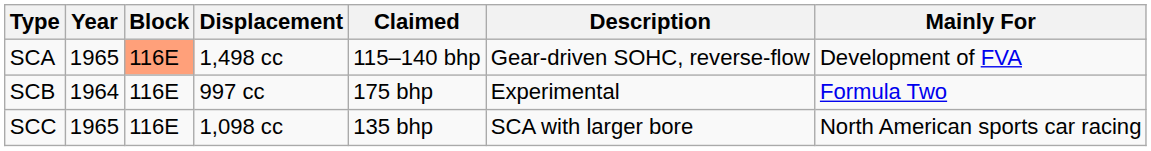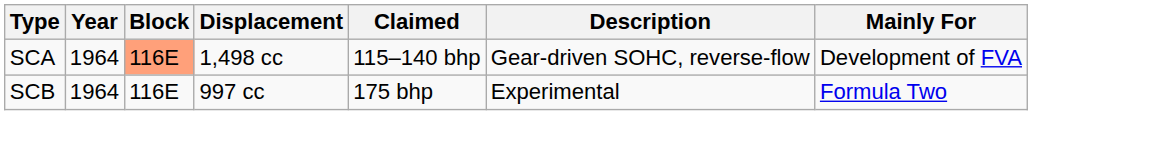(94, 57) 1965 -> (94, 57) 1964
- row: (33, 127)
